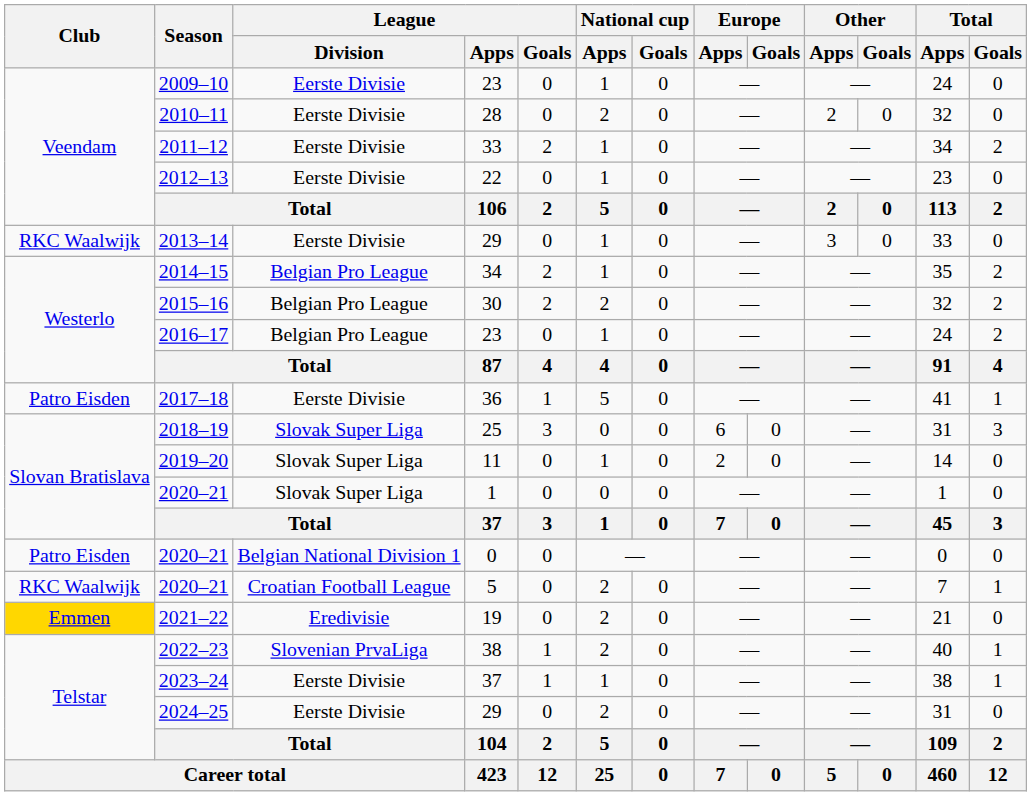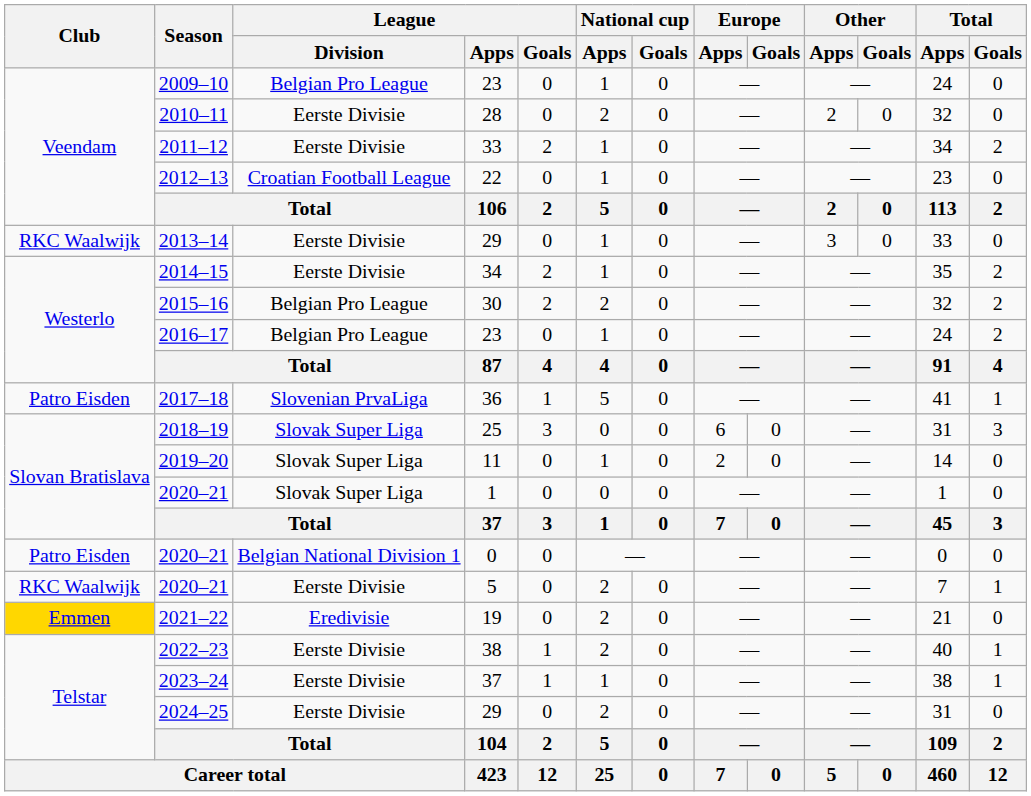(349, 83) Eerste Divisie -> (349, 83) Belgian Pro League
(349, 177) Eerste Divisie -> (349, 177) Croatian Football League
(349, 271) Belgian Pro League -> (349, 271) Eerste Divisie
(349, 397) Eerste Divisie -> (349, 397) Slovenian PrvaLiga
(349, 586) Croatian Football League -> (349, 586) Eerste Divisie
(349, 649) Slovenian PrvaLiga -> (349, 649) Eerste Divisie
